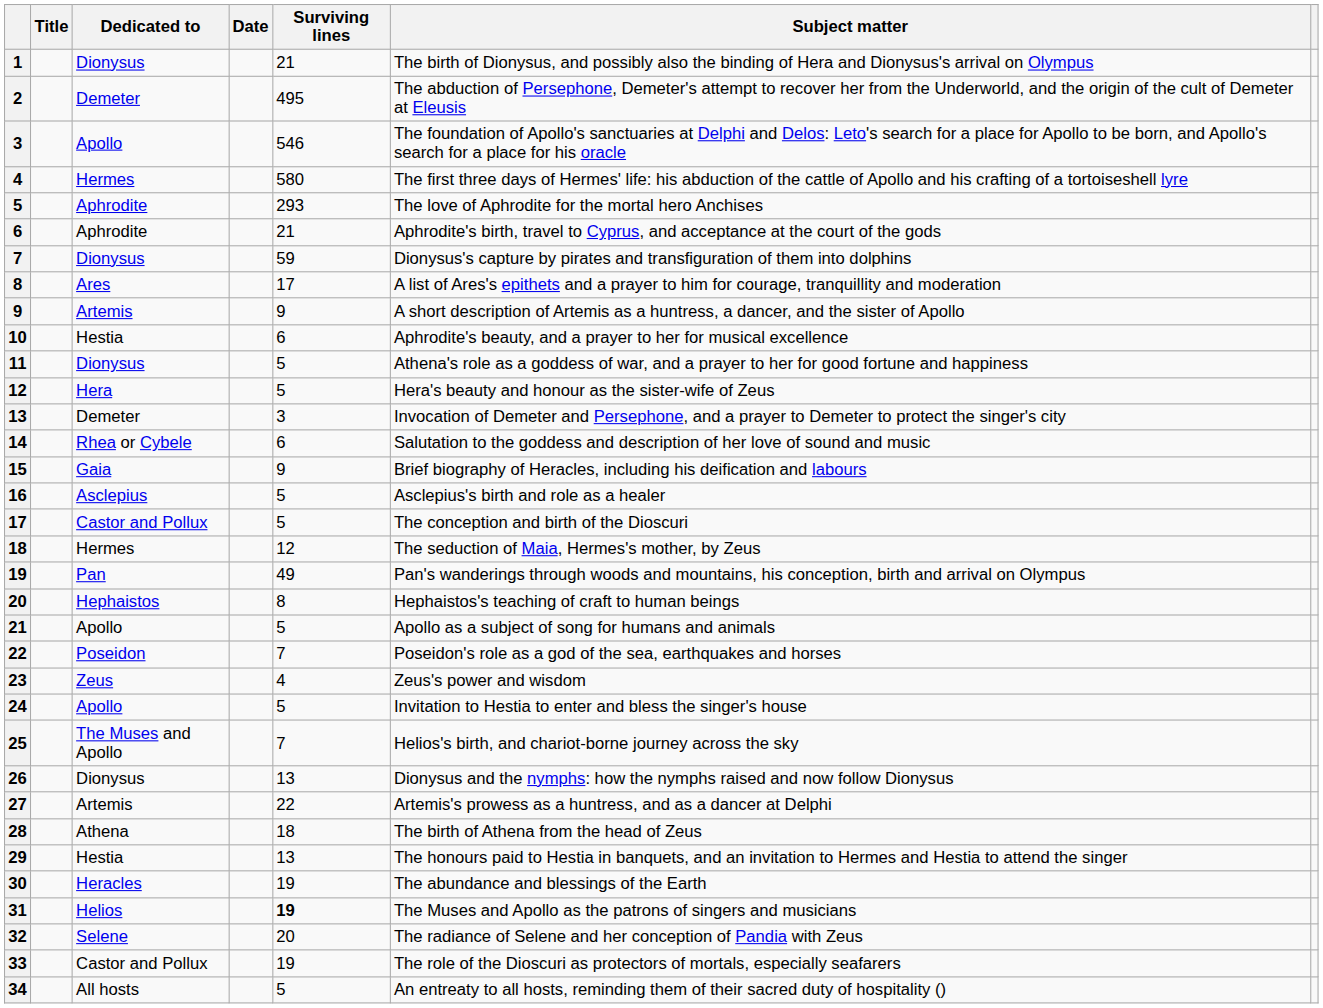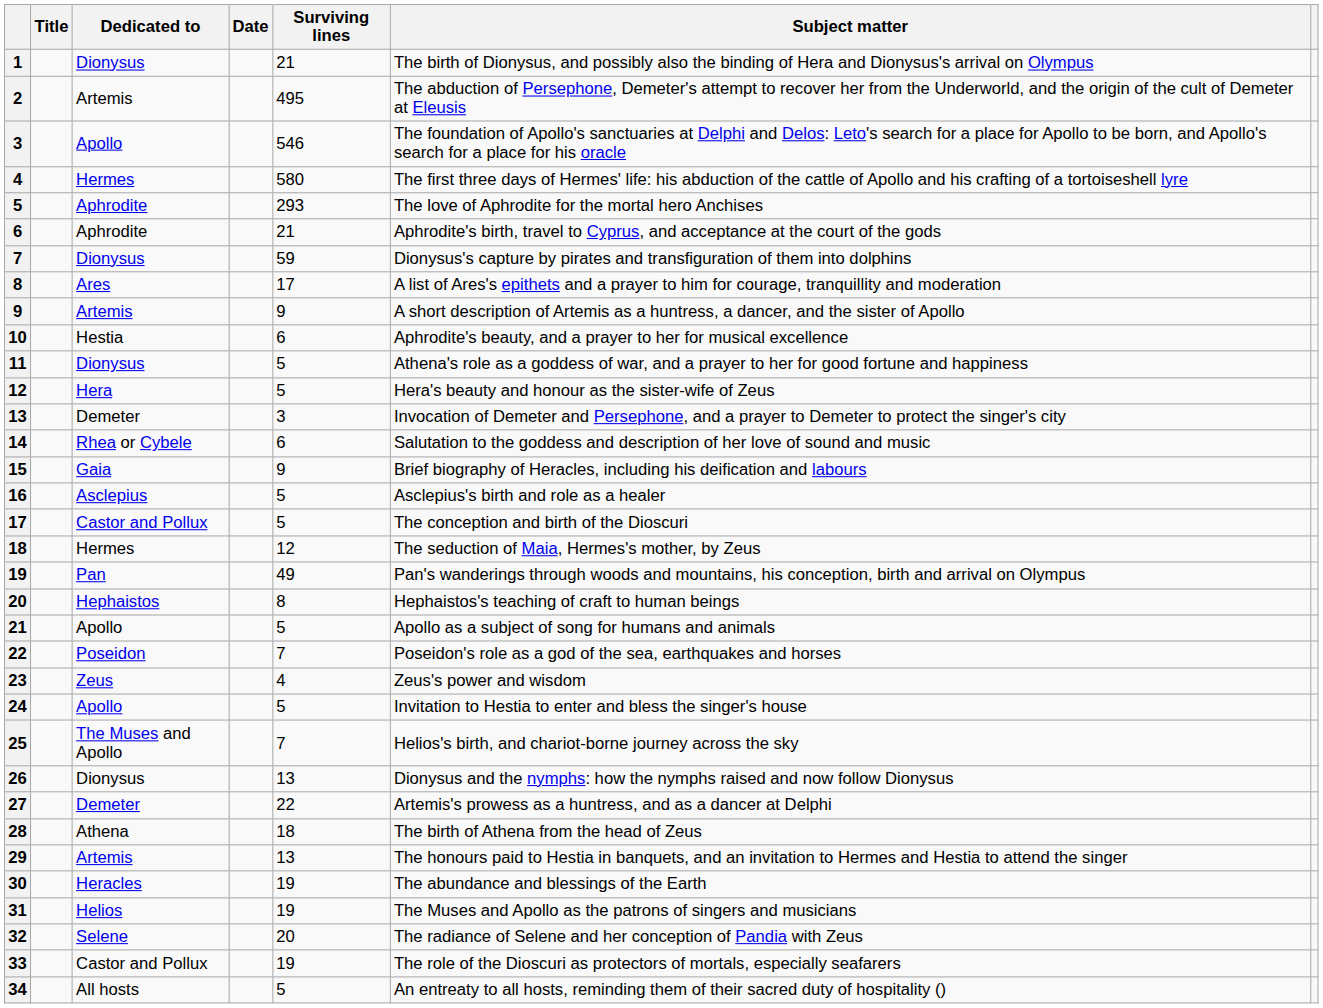(108, 98) Demeter -> (104, 98) Artemis
(104, 805) Artemis -> (108, 805) Demeter
(100, 857) Hestia -> (104, 857) Artemis
(285, 910) bold -> (285, 910) normal
